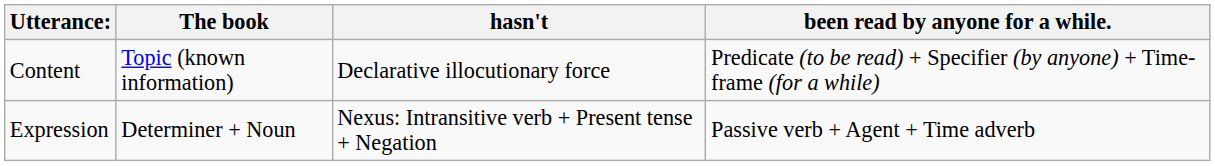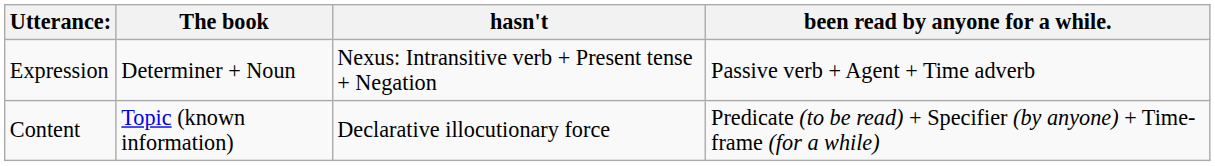rows swapped: (45, 69) <-> (59, 130)
